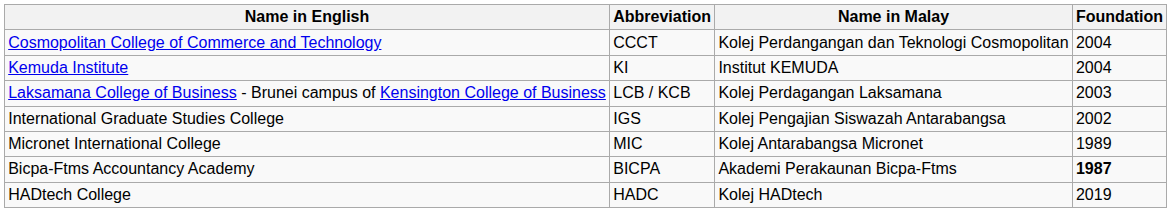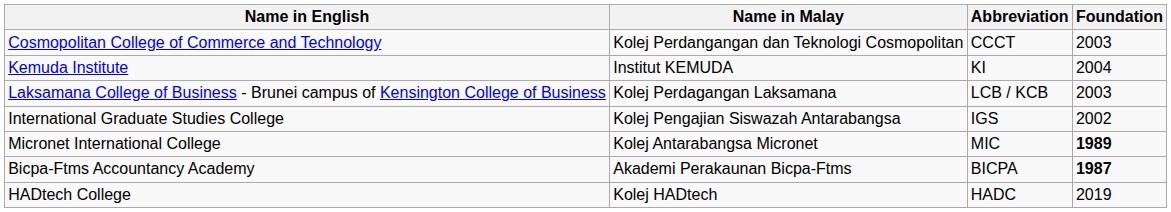columns swapped: (894, 17) <-> (662, 17)
(1094, 42) 2004 -> (1094, 42) 2003
(1094, 144) normal -> (1094, 144) bold
